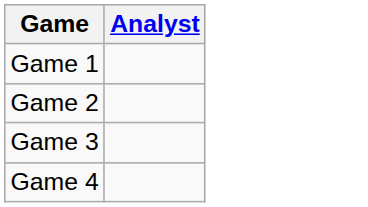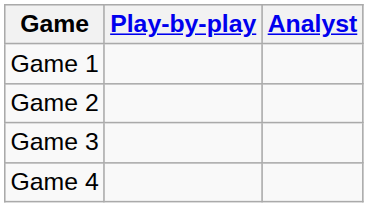+ column: (183, 24)
